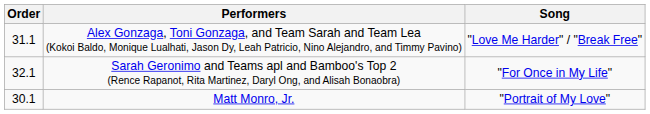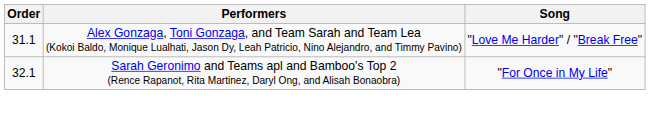- row: (254, 99)
